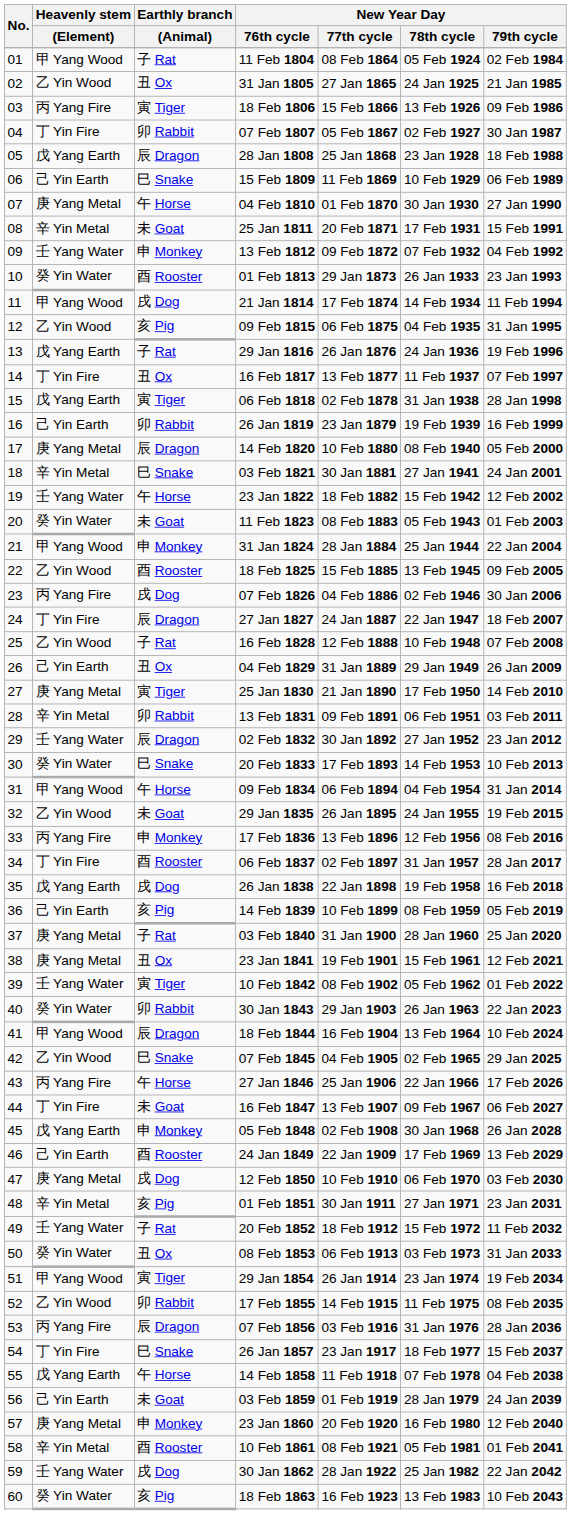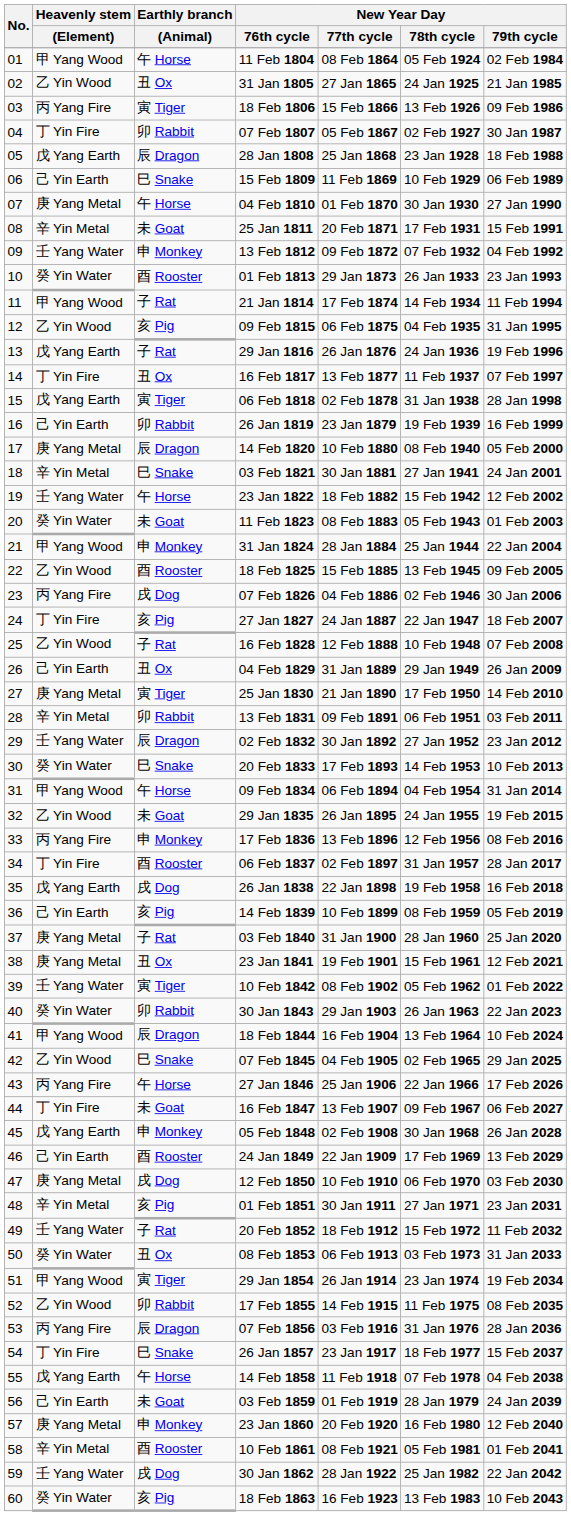(157, 59) 子 Rat -> (164, 59) 午 Horse
(158, 301) 戌 Dog -> (157, 301) 子 Rat
(168, 619) 辰 Dragon -> (156, 619) 亥 Pig
